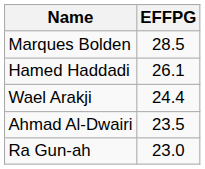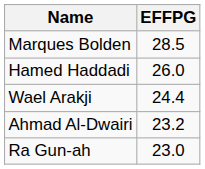(168, 71) 26.1 -> (168, 71) 26.0
(168, 124) 23.5 -> (168, 124) 23.2
